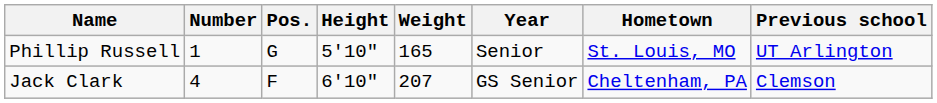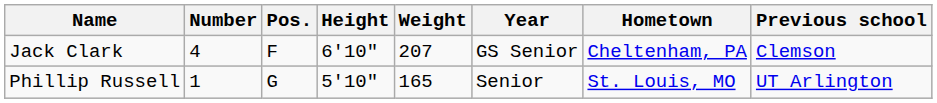rows swapped: (95, 51) <-> (66, 82)
